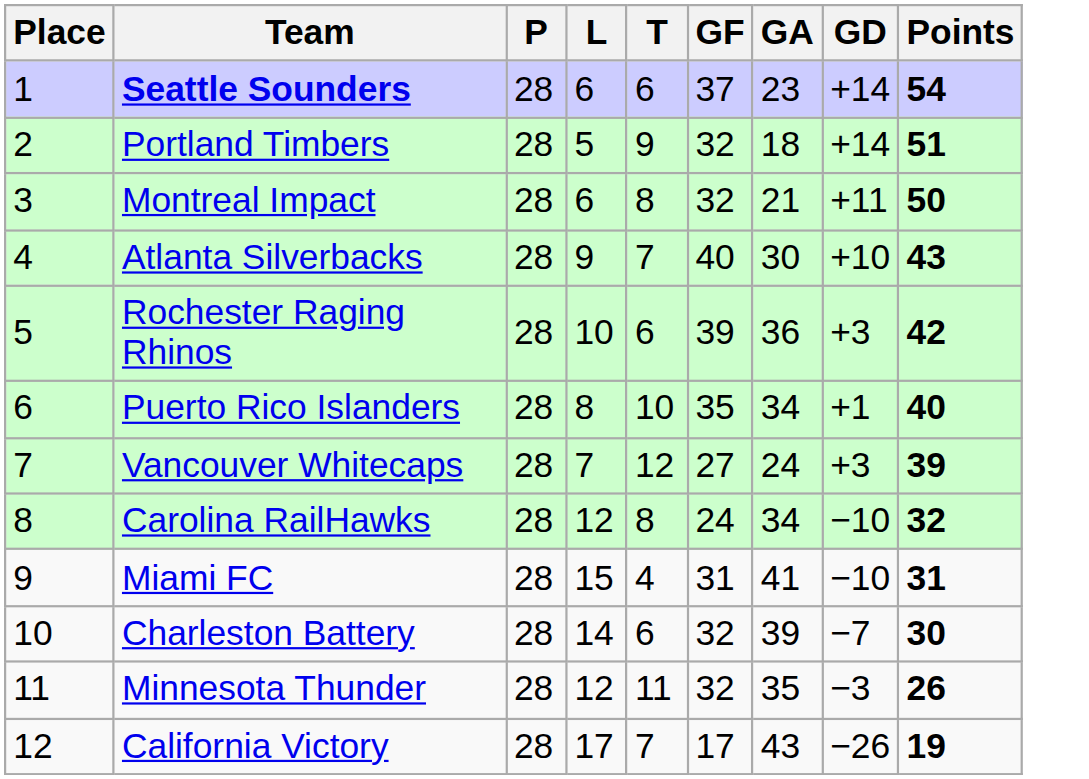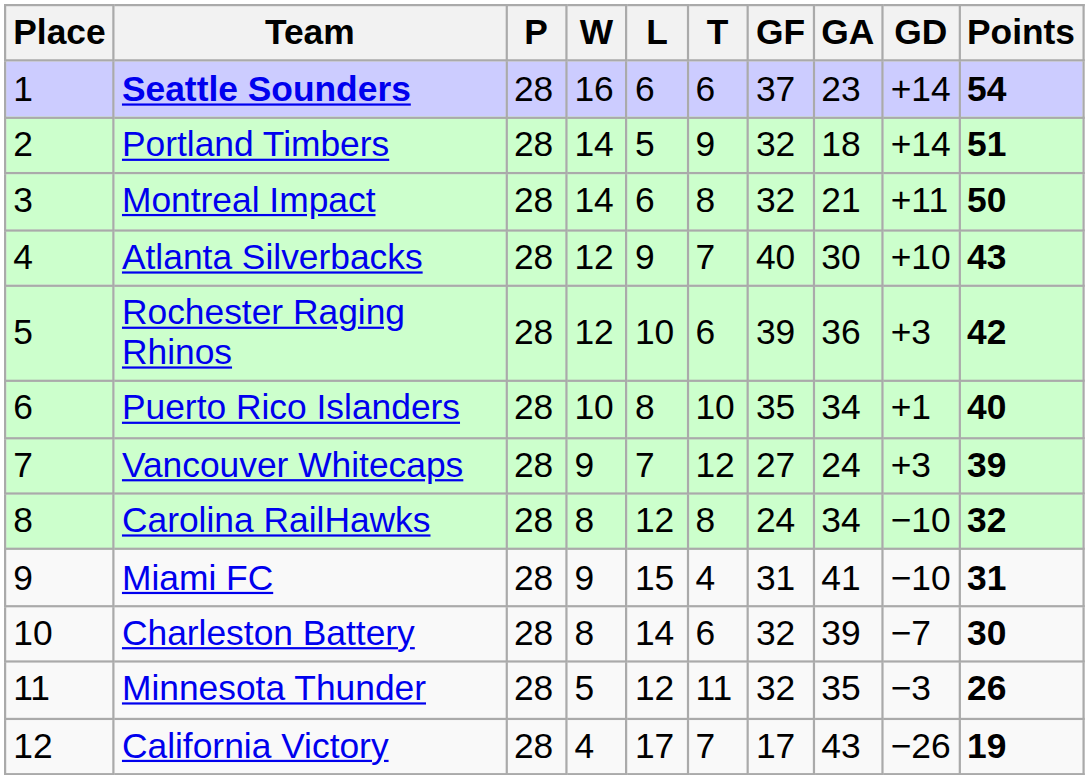+ column: (597, 32)
